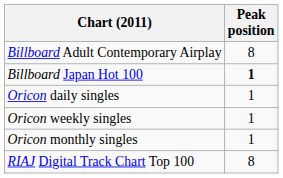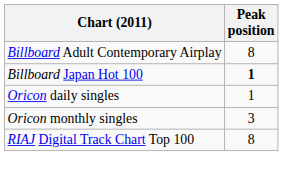- row: (70, 118)
(251, 140) 1 -> (251, 118) 3
